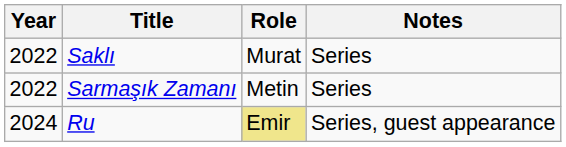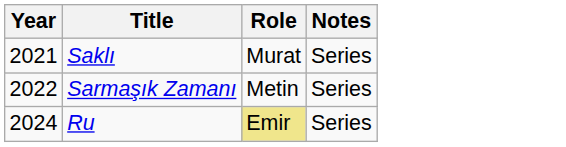(33, 55) 2022 -> (33, 55) 2021
(433, 123) Series, guest appearance -> (341, 123) Series
